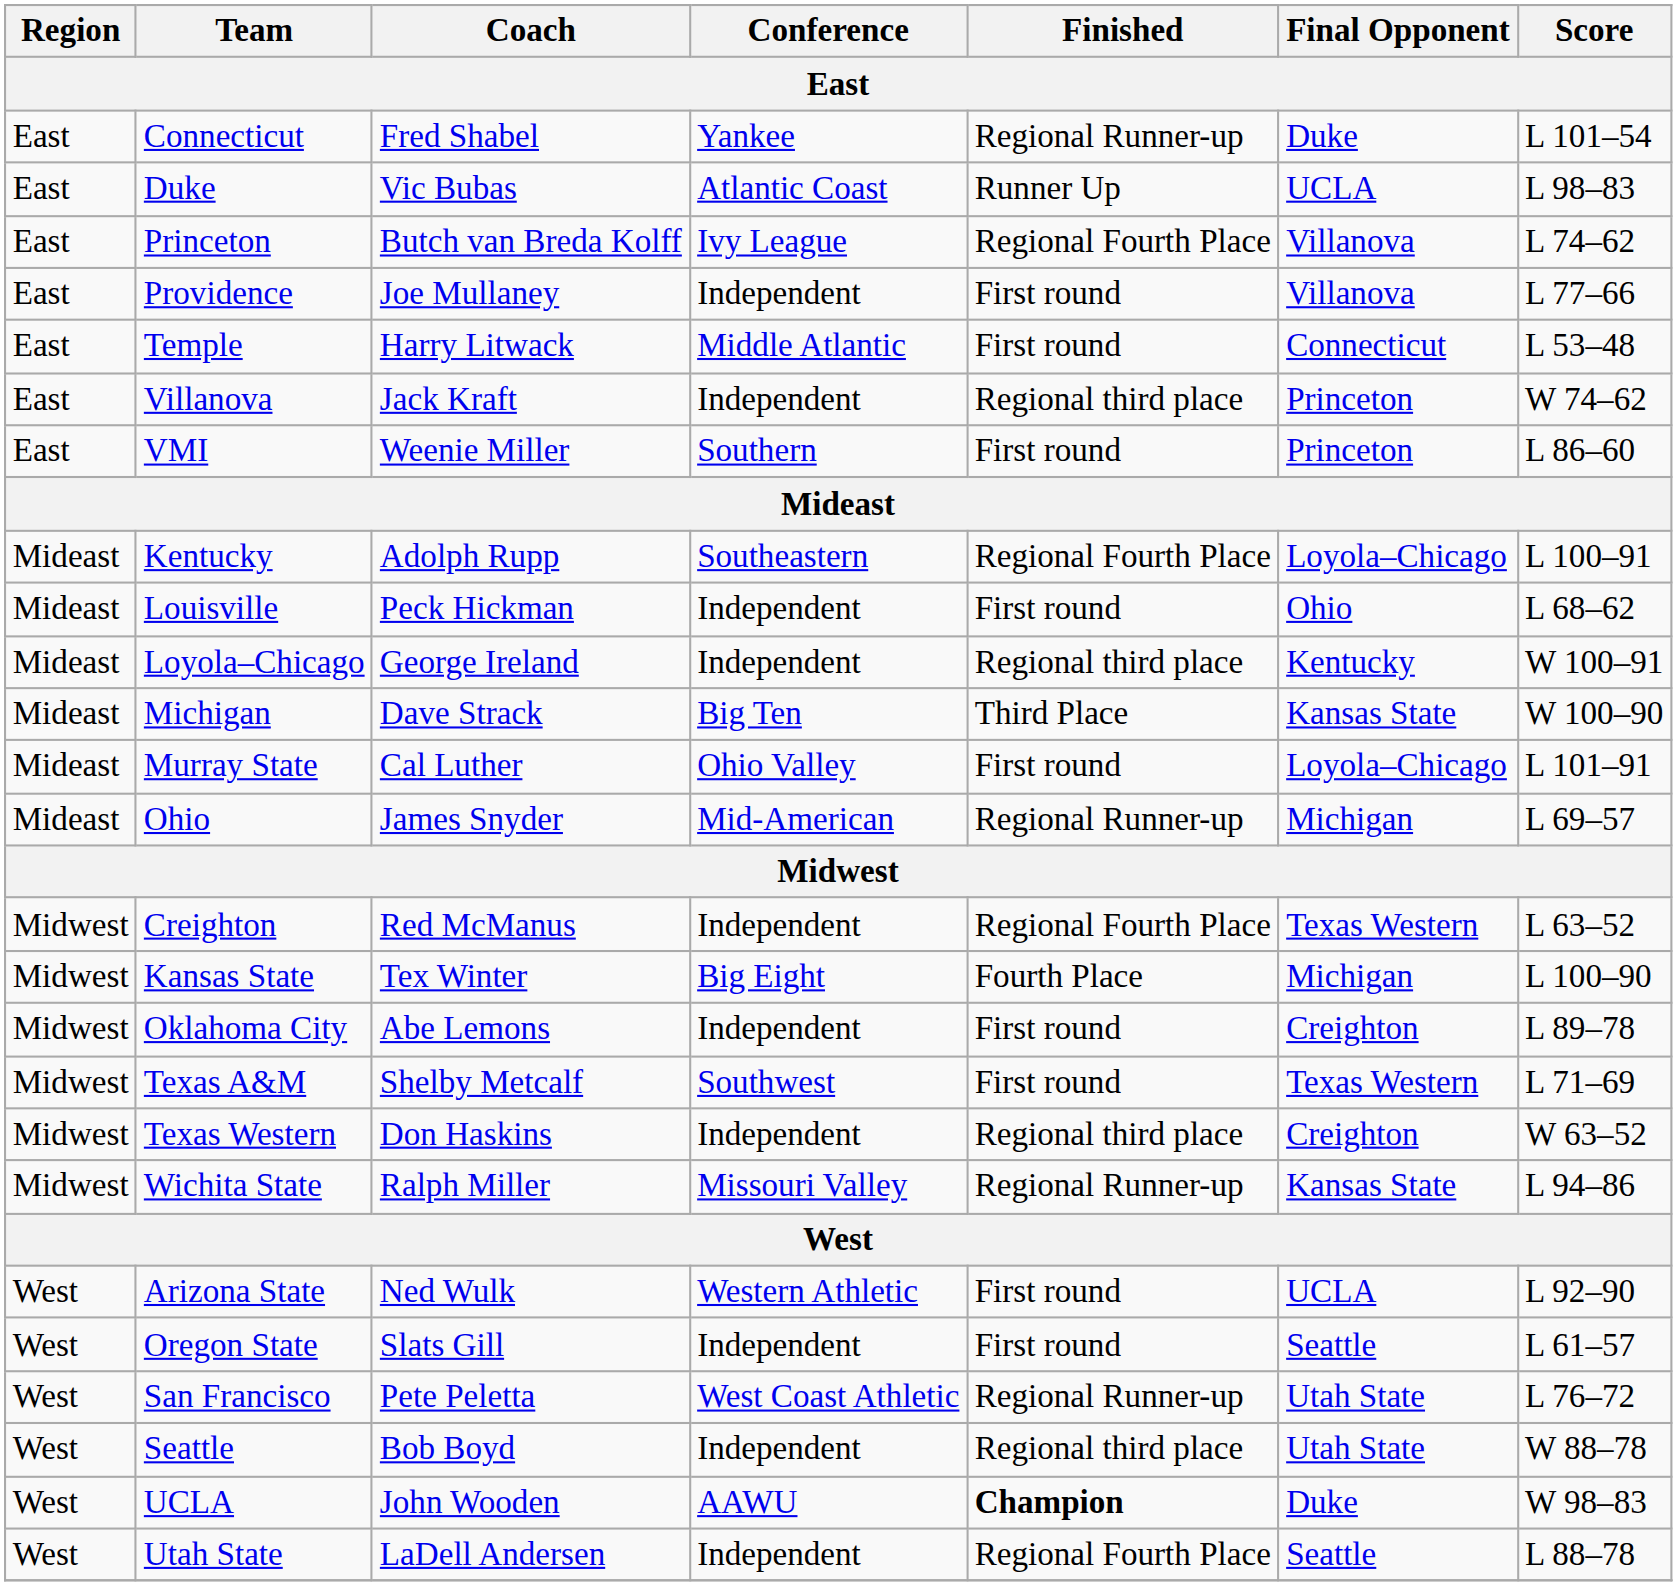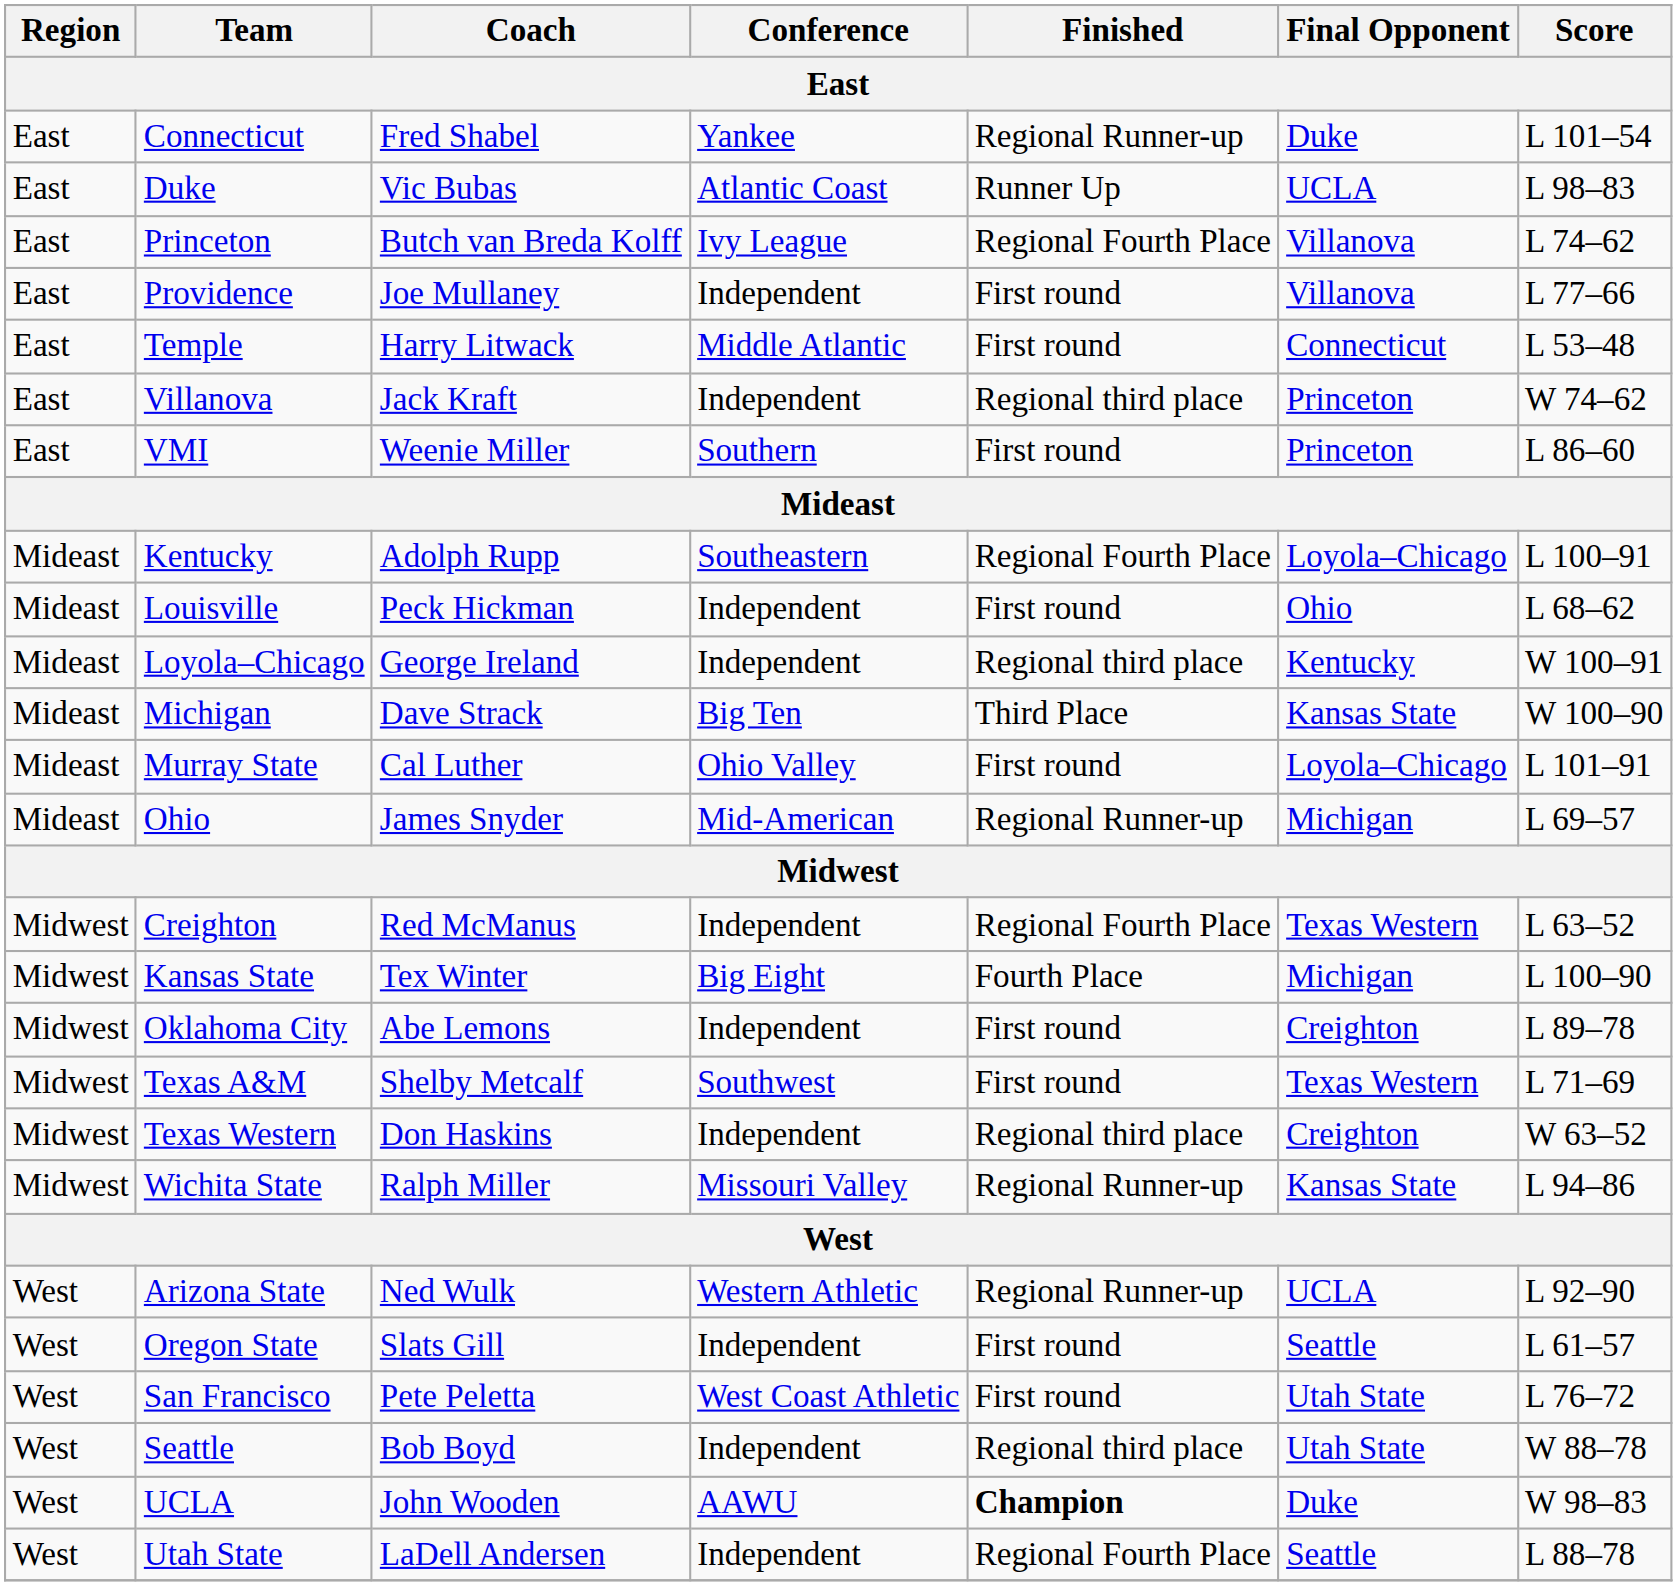(1048, 1291) First round -> (1109, 1291) Regional Runner-up
(1109, 1396) Regional Runner-up -> (1048, 1396) First round
